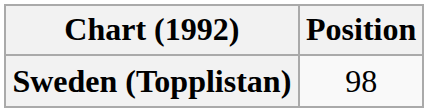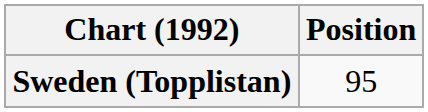(361, 80) 98 -> (361, 80) 95
